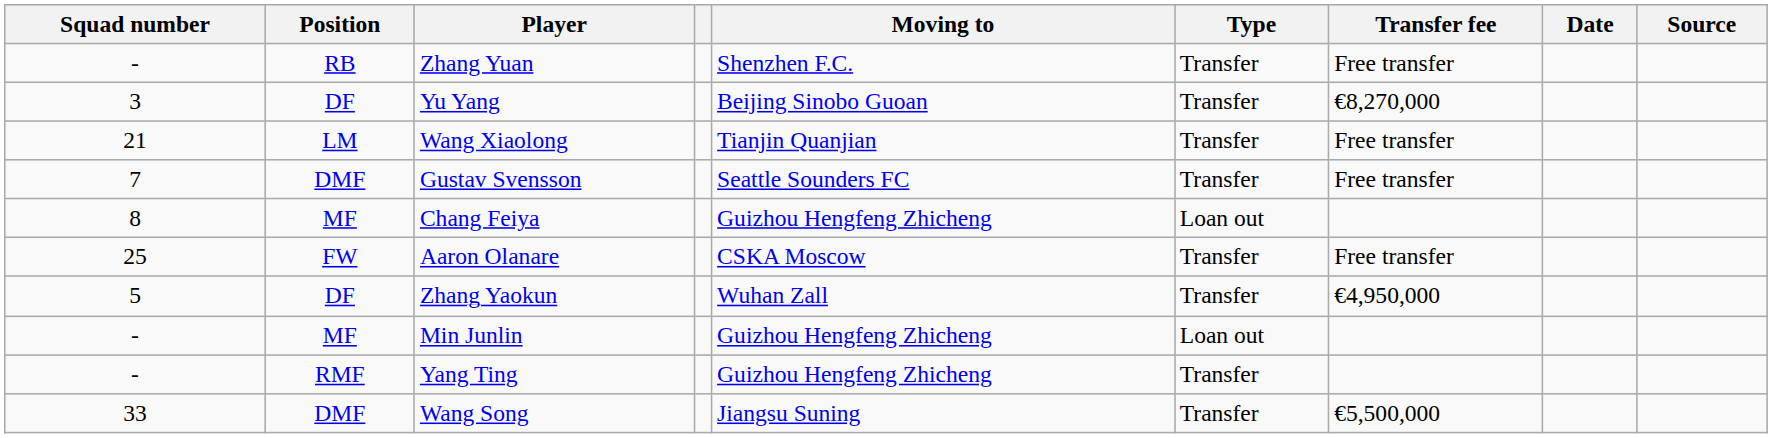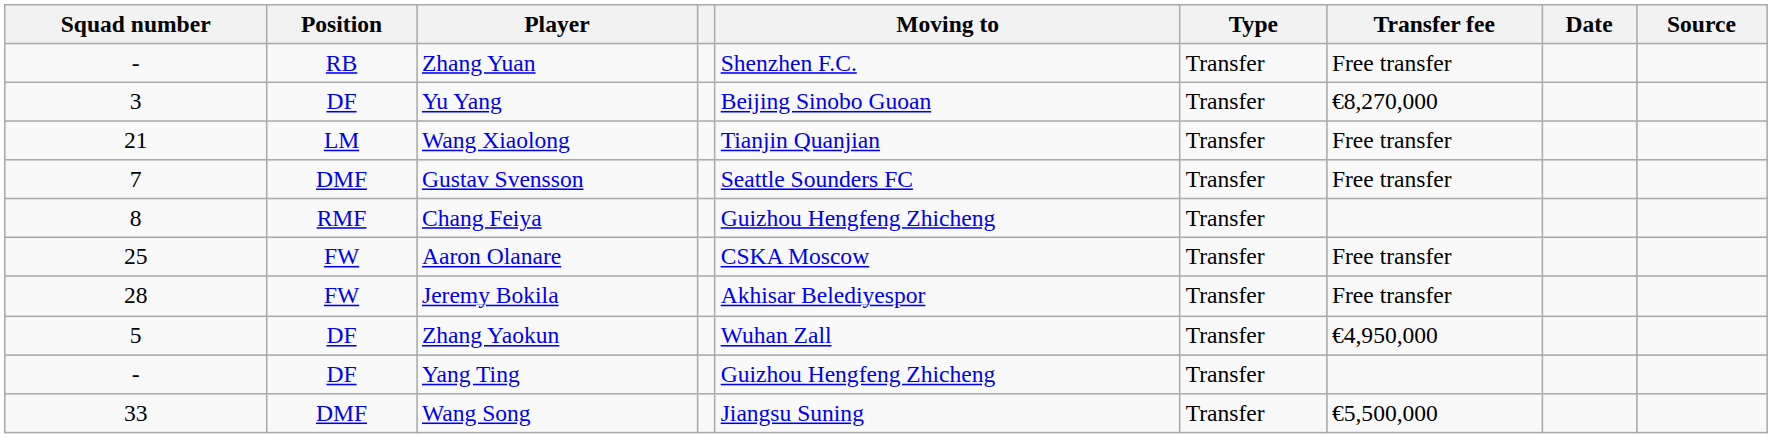(340, 218) MF -> (342, 218) RMF
(1222, 218) Loan out -> (1225, 218) Transfer
+ row: (490, 296)
- row: (471, 334)
(340, 373) RMF -> (342, 373) DF
